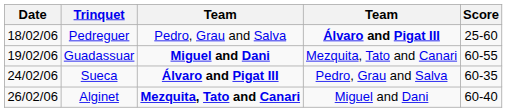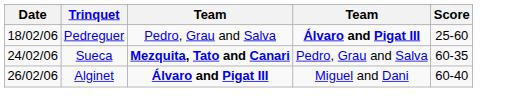- row: (99, 55)
(220, 76) Álvaro and Pigat III -> (210, 55) Mezquita, Tato and Canari
(220, 96) Mezquita, Tato and Canari -> (210, 76) Álvaro and Pigat III
